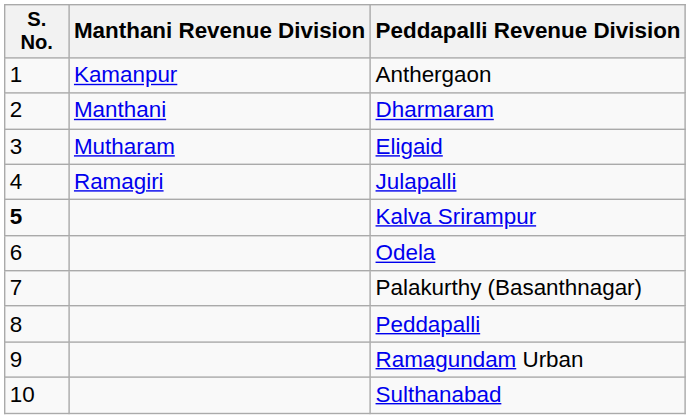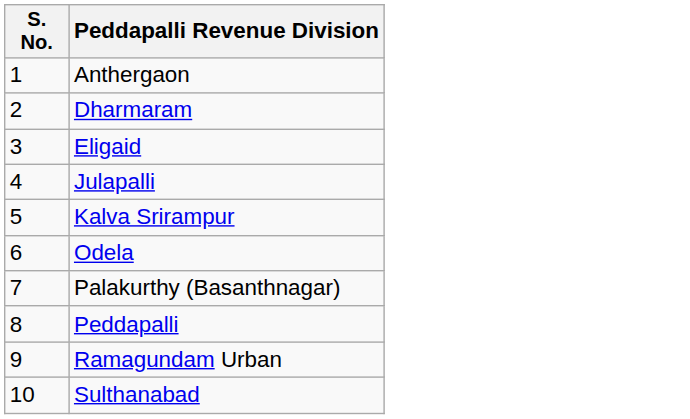- column: (220, 30)
(16, 217) bold -> (16, 217) normal
